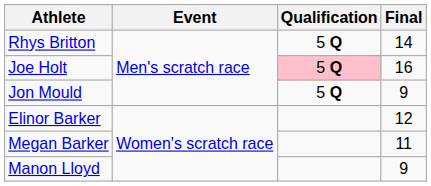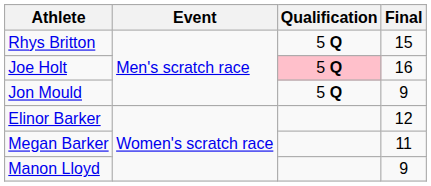(404, 43) 14 -> (404, 43) 15
